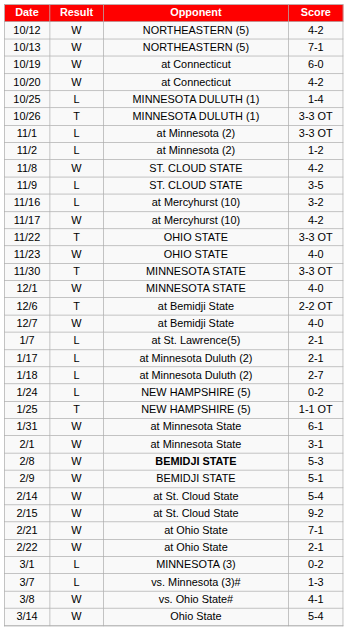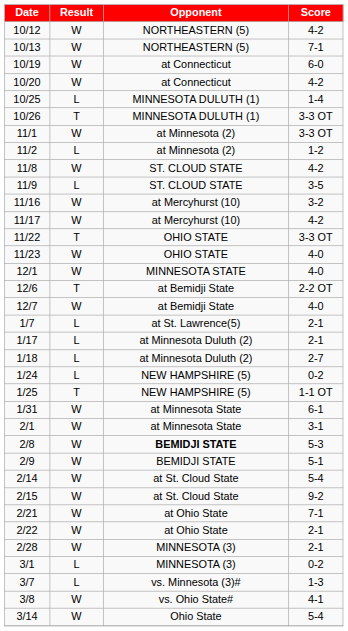(77, 133) L -> (77, 133) W
(77, 202) L -> (77, 202) W
- row: (27, 271)
+ row: (27, 548)
